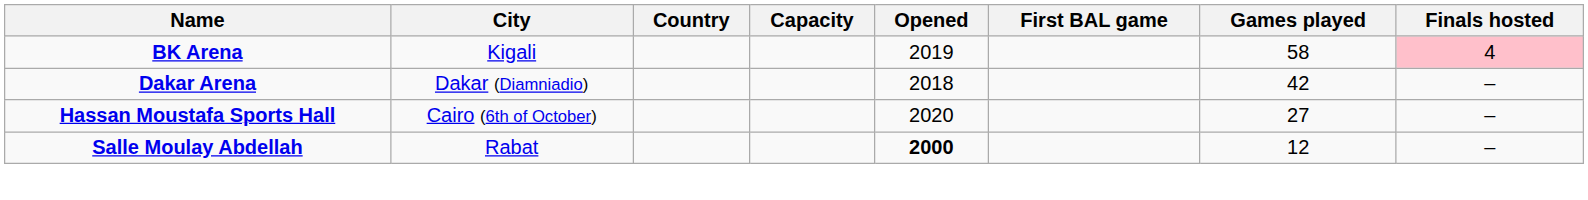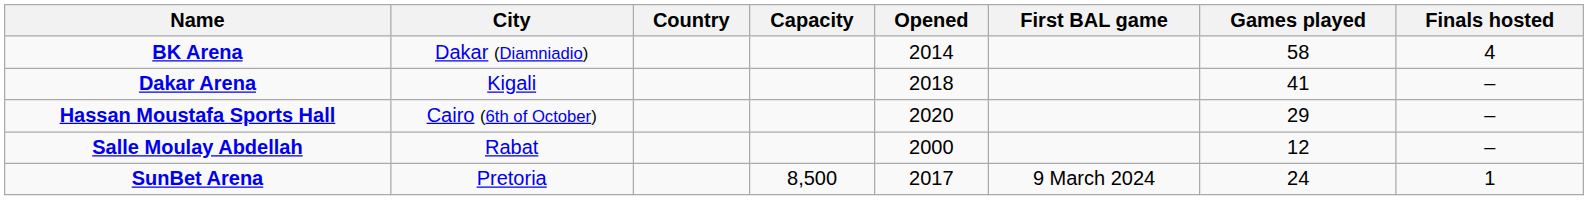(512, 52) Kigali -> (512, 52) Dakar (Diamniadio)
(931, 52) 2019 -> (931, 52) 2014
(1490, 52) pink background -> (1490, 52) no background
(512, 83) Dakar (Diamniadio) -> (512, 83) Kigali
(1298, 83) 42 -> (1298, 83) 41
(1298, 115) 27 -> (1298, 115) 29
(931, 147) bold -> (931, 147) normal
+ row: (197, 178)
